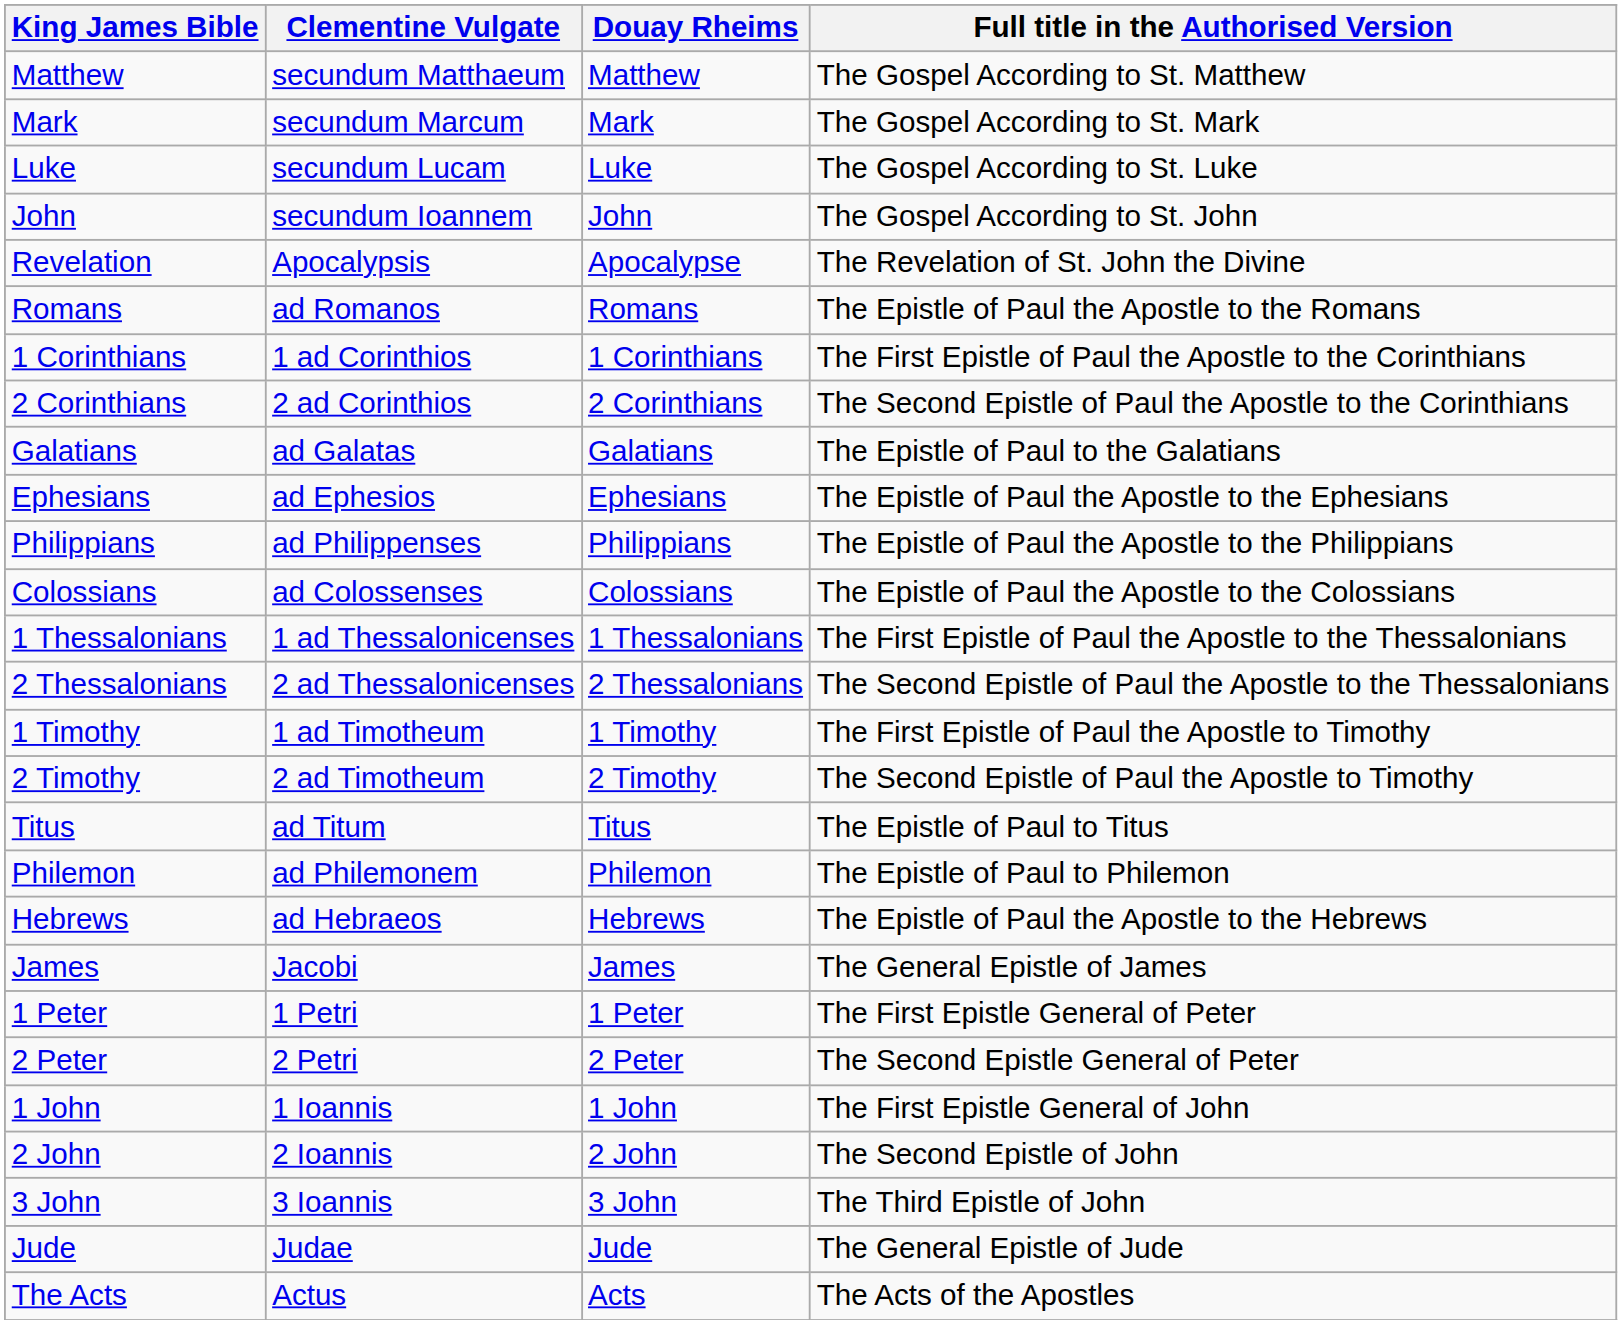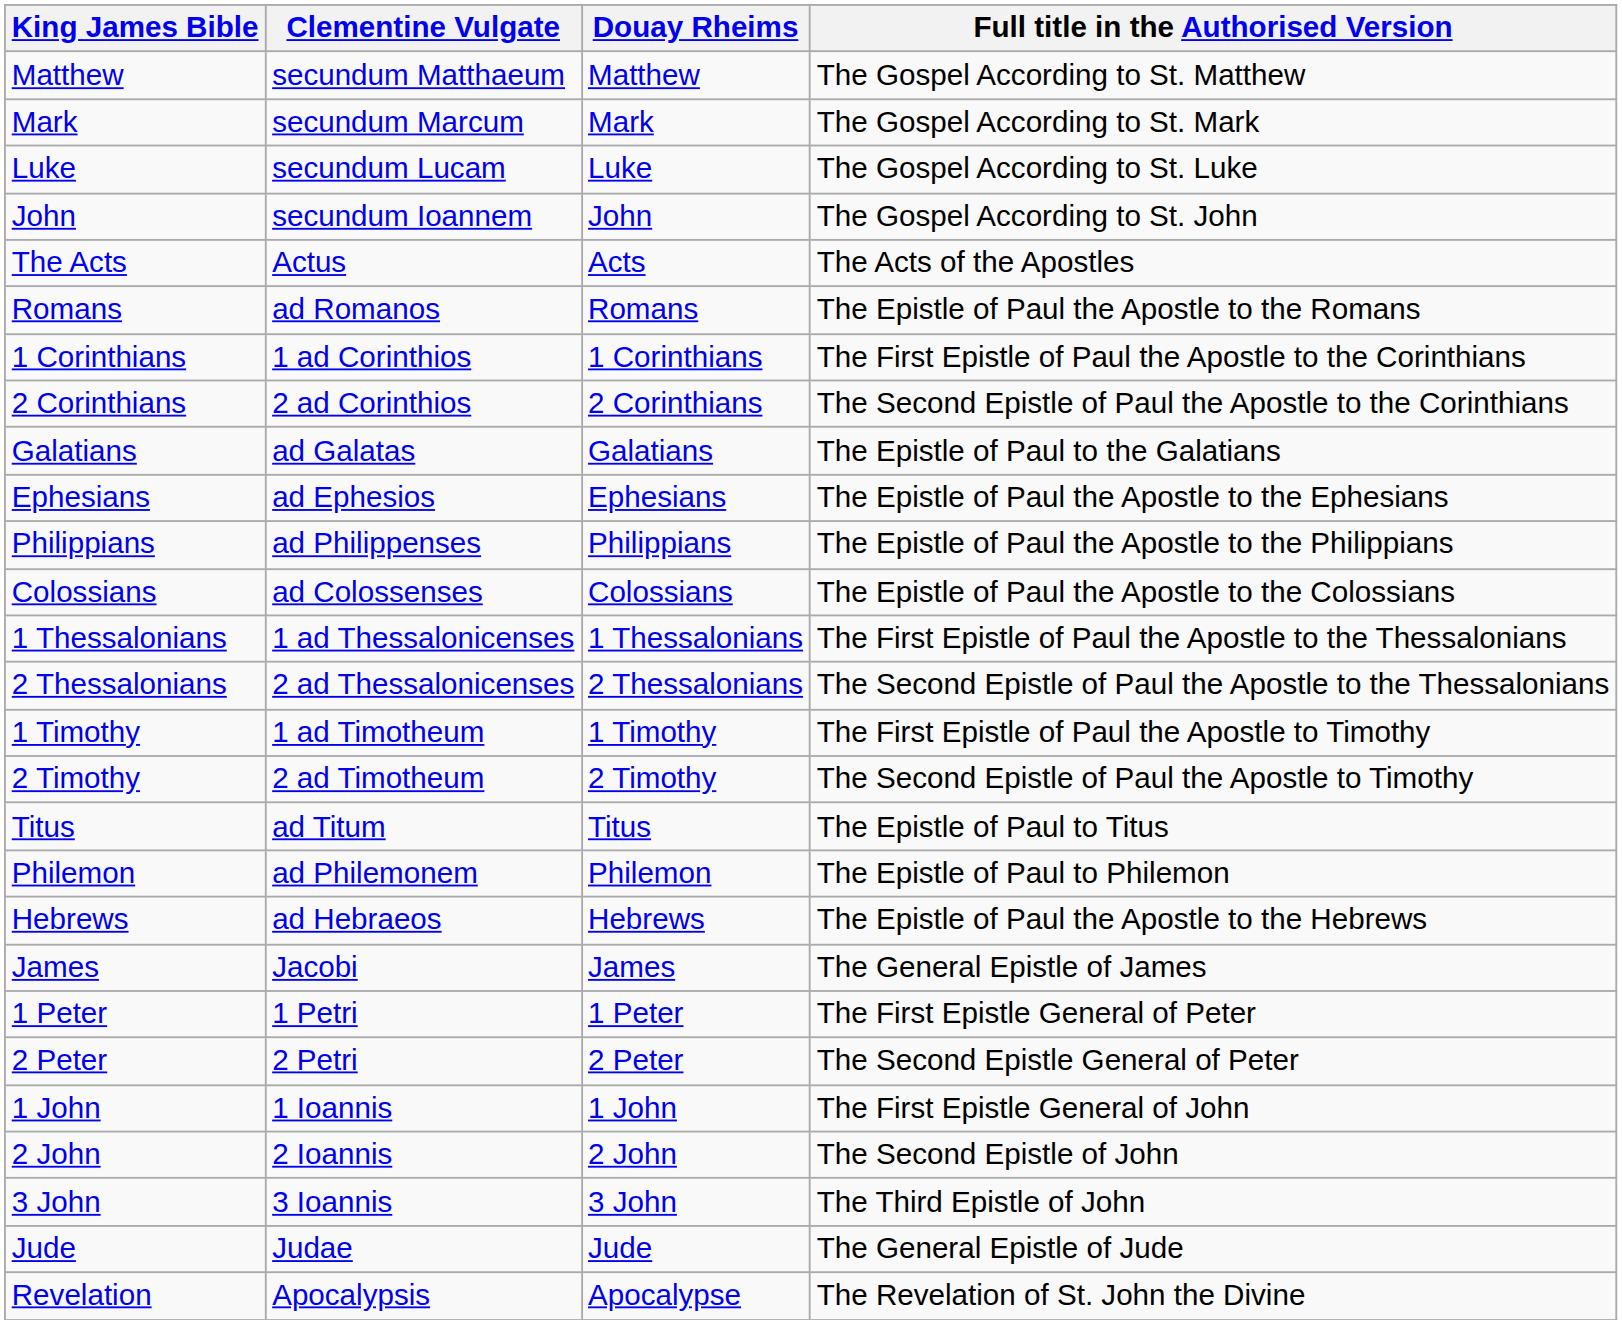rows swapped: (69, 1295) <-> (82, 262)
